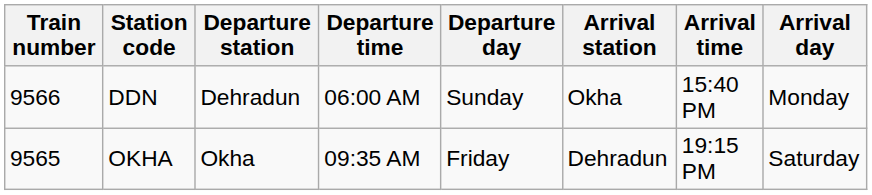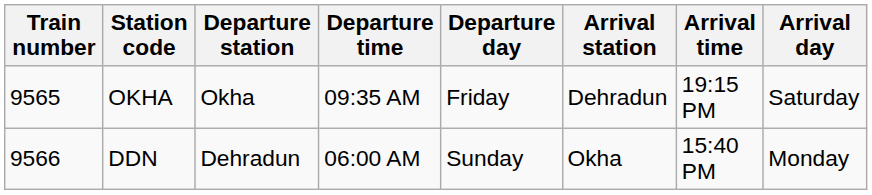rows swapped: (141, 158) <-> (133, 96)
